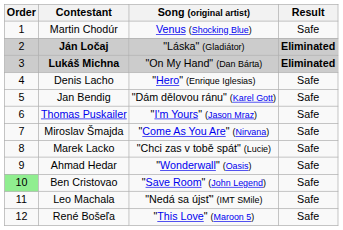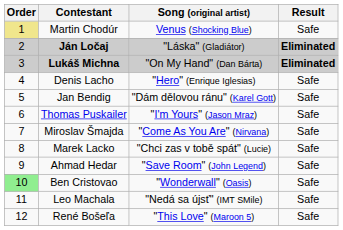(21, 30) no background -> (21, 30) khaki background
(204, 166) "Wonderwall" (Oasis) -> (204, 166) "Save Room" (John Legend)
(204, 183) "Save Room" (John Legend) -> (204, 183) "Wonderwall" (Oasis)
